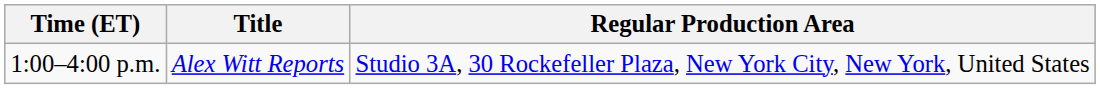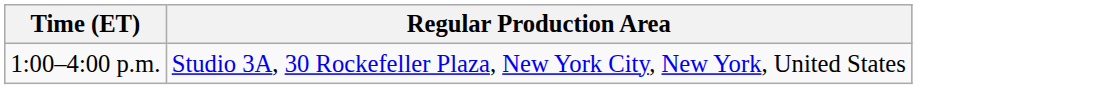- column: (258, 24)
